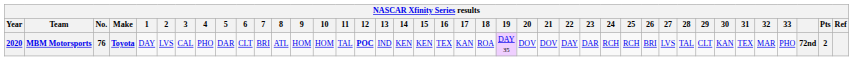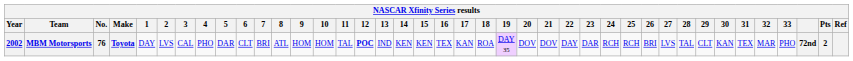(14, 44) 2020 -> (14, 44) 2002
